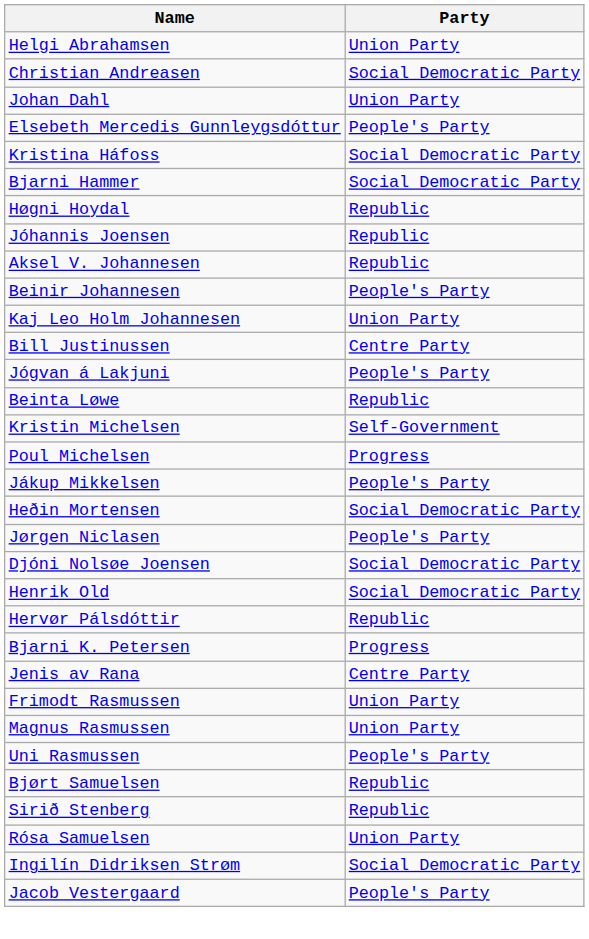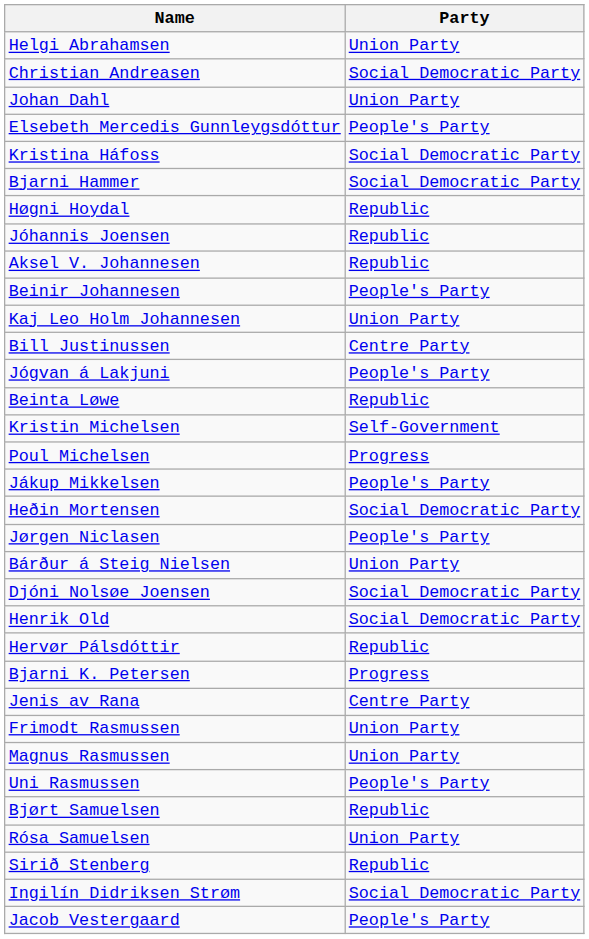+ row: (119, 565)
rows swapped: (79, 838) <-> (79, 811)
